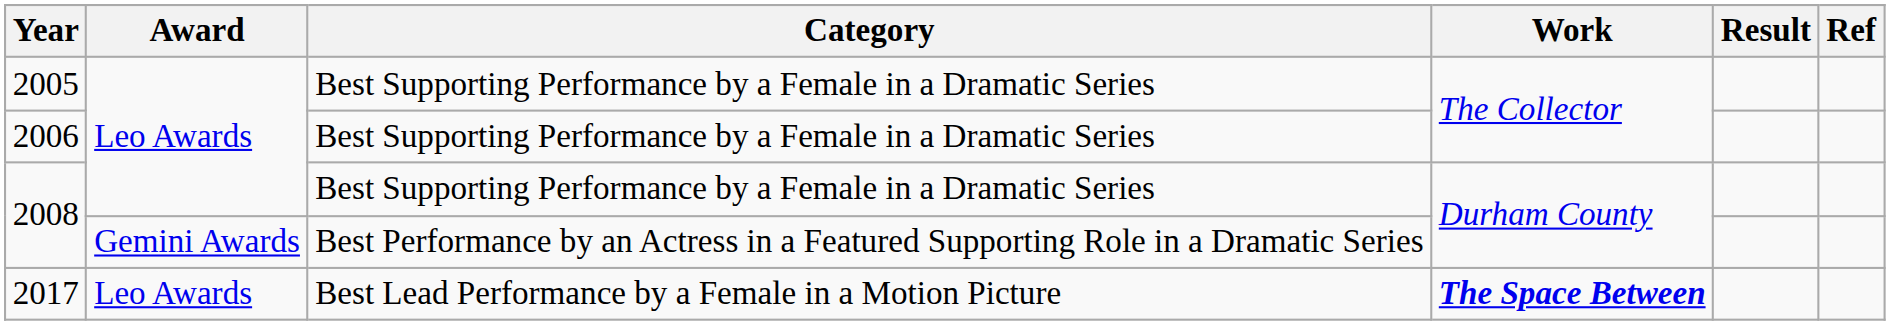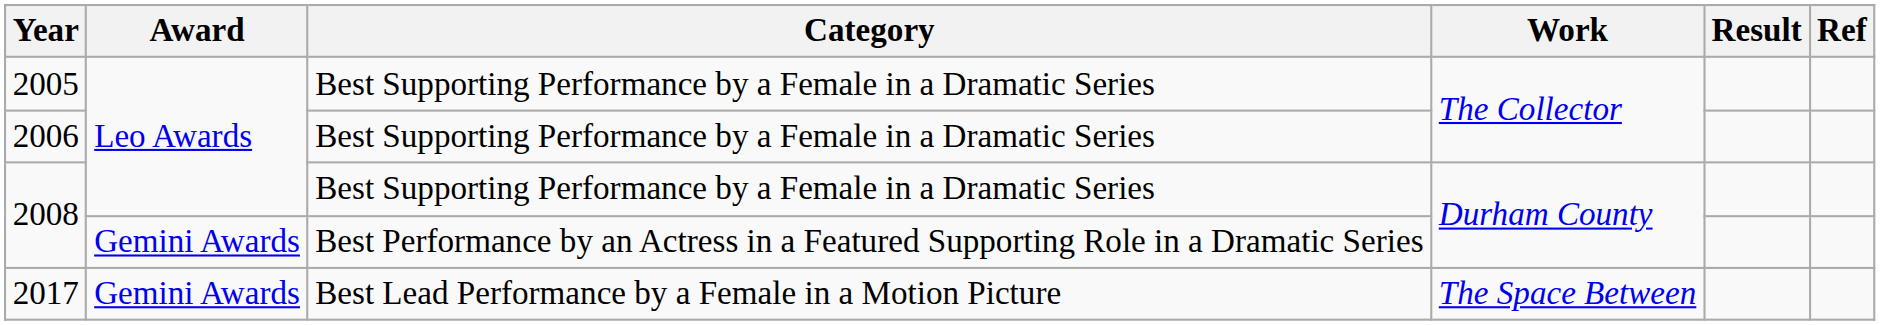(173, 293) Leo Awards -> (197, 293) Gemini Awards
(1572, 293) bold -> (1568, 293) normal
